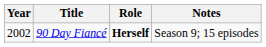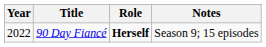(19, 32) 2002 -> (19, 32) 2022
